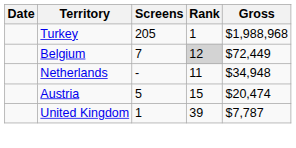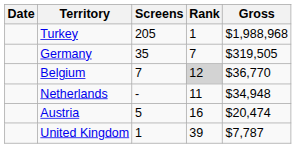+ row: (66, 53)
(248, 53) $72,449 -> (248, 73) $36,770
(196, 93) 15 -> (196, 113) 16
